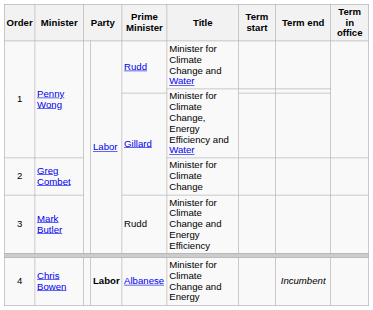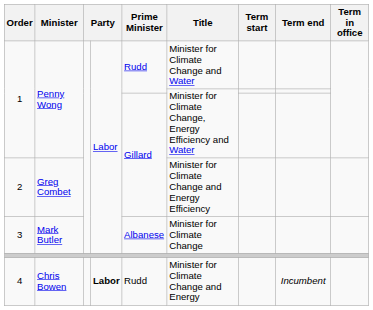(193, 176) Minister for Climate Change -> (195, 187) Minister for Climate Change and Energy Efficiency
(136, 224) Rudd -> (144, 235) Albanese
(195, 224) Minister for Climate Change and Energy Efficiency -> (193, 235) Minister for Climate Change
(144, 281) Albanese -> (136, 281) Rudd
